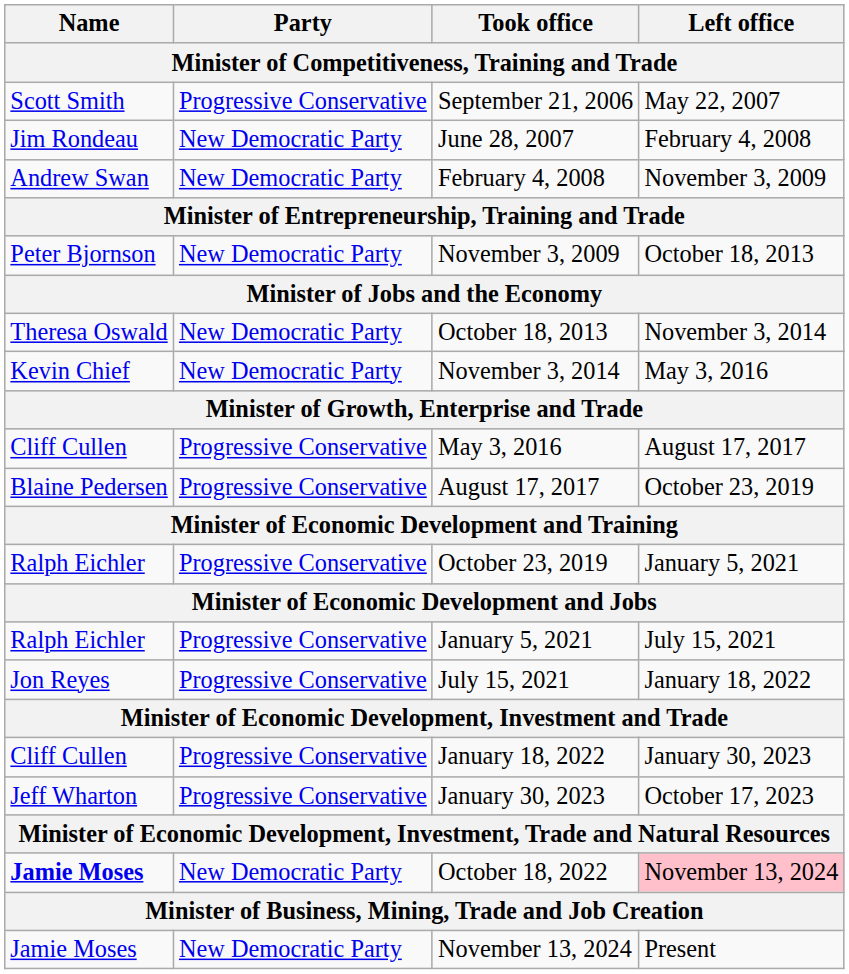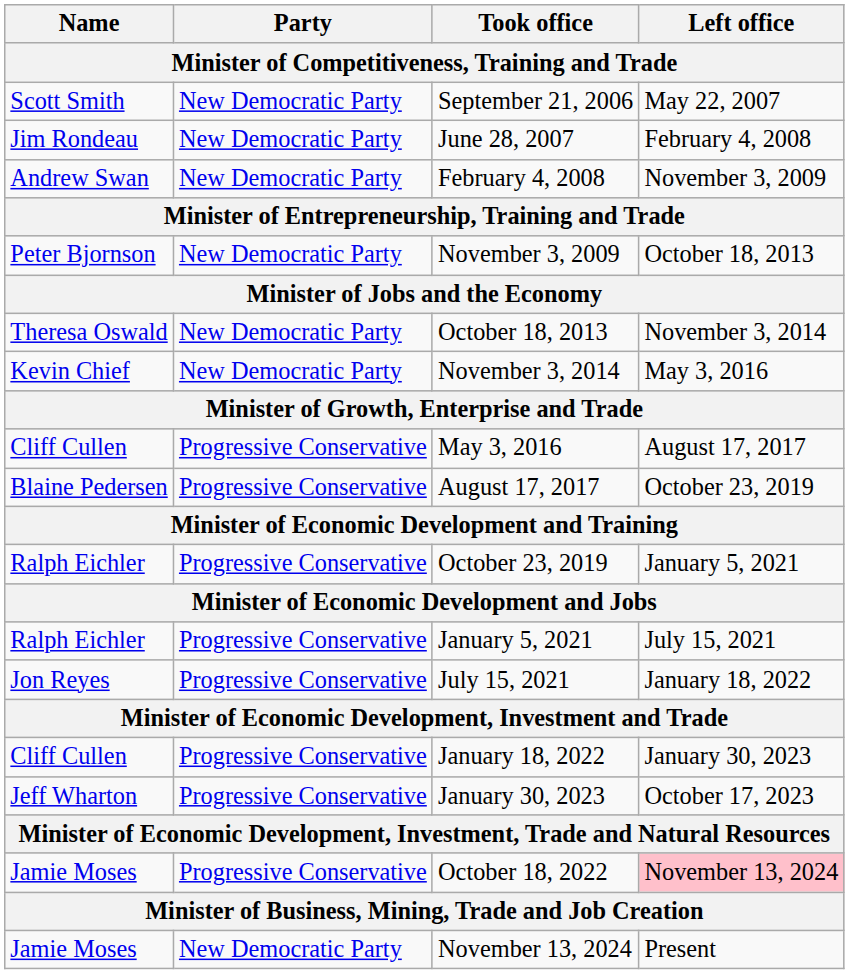(303, 100) Progressive Conservative -> (290, 100) New Democratic Party
(77, 872) bold -> (74, 872) normal
(290, 872) New Democratic Party -> (303, 872) Progressive Conservative
